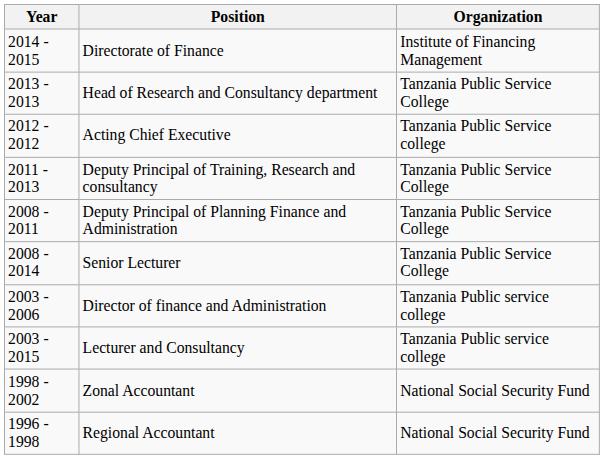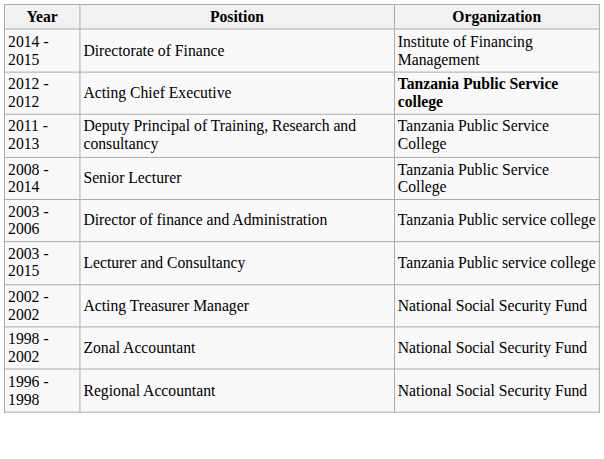- row: (230, 93)
(476, 135) normal -> (478, 93) bold
- row: (214, 220)
+ row: (166, 305)
